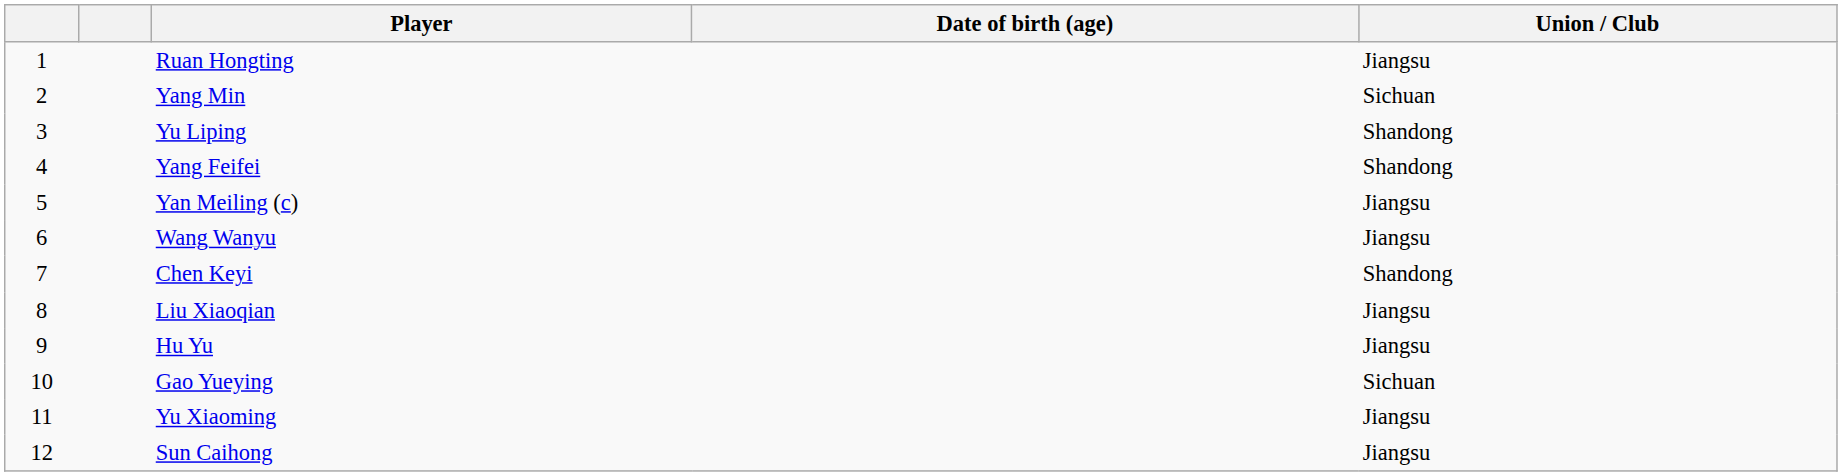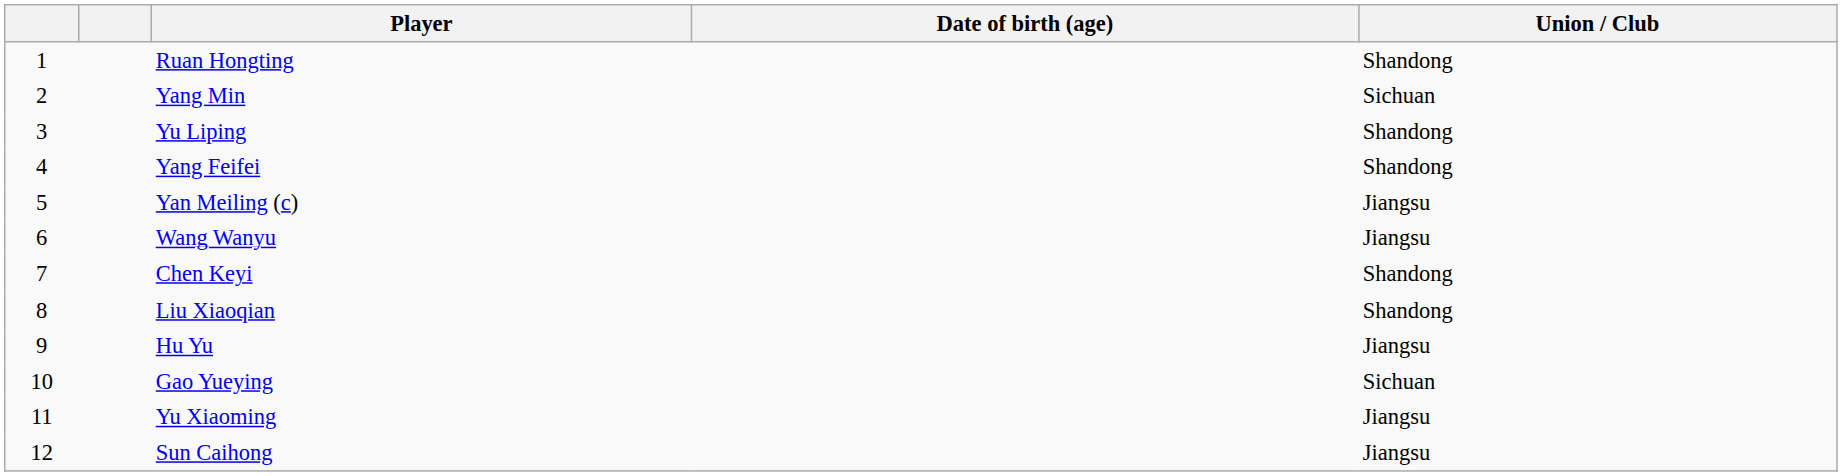(1397, 60) Jiangsu -> (1408, 60) Shandong
(1397, 309) Jiangsu -> (1408, 309) Shandong
